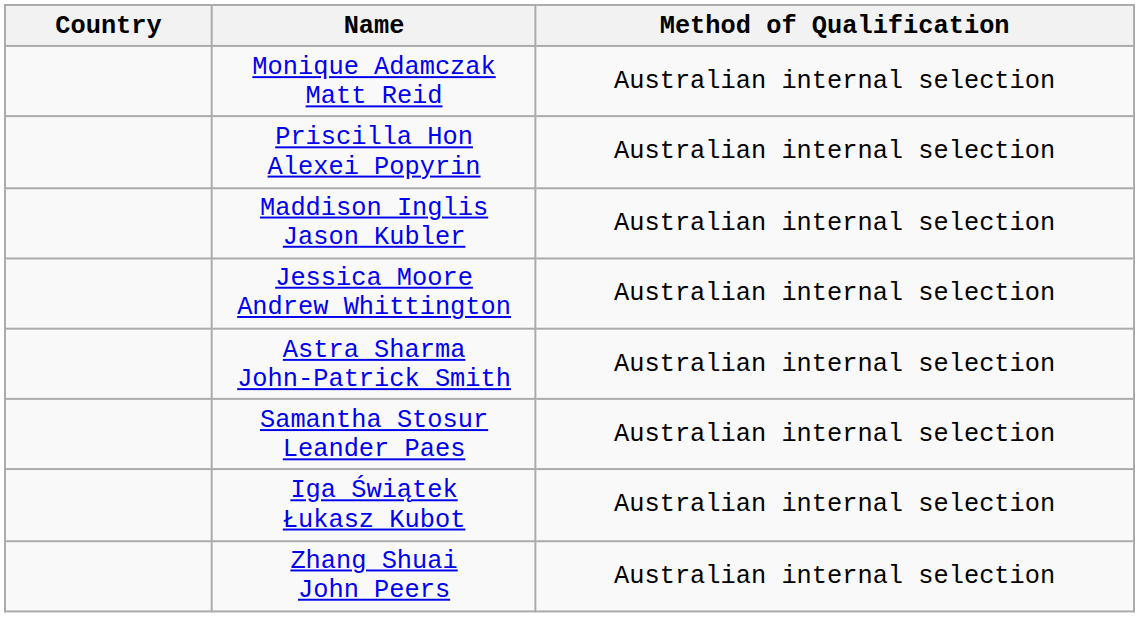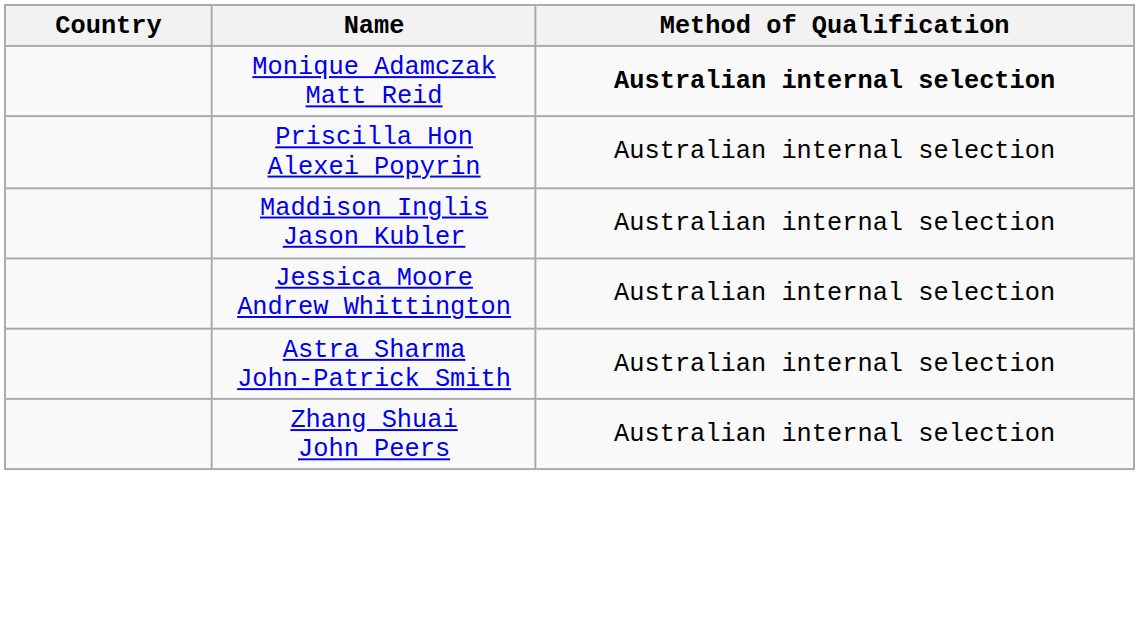(835, 82) normal -> (835, 82) bold
- row: (374, 434)
- row: (374, 505)
